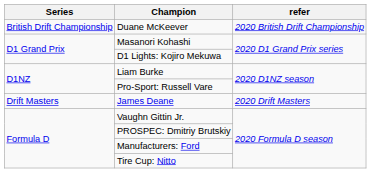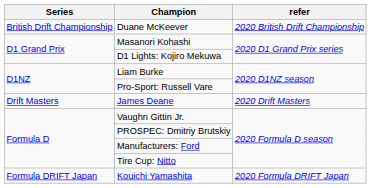+ row: (155, 175)
